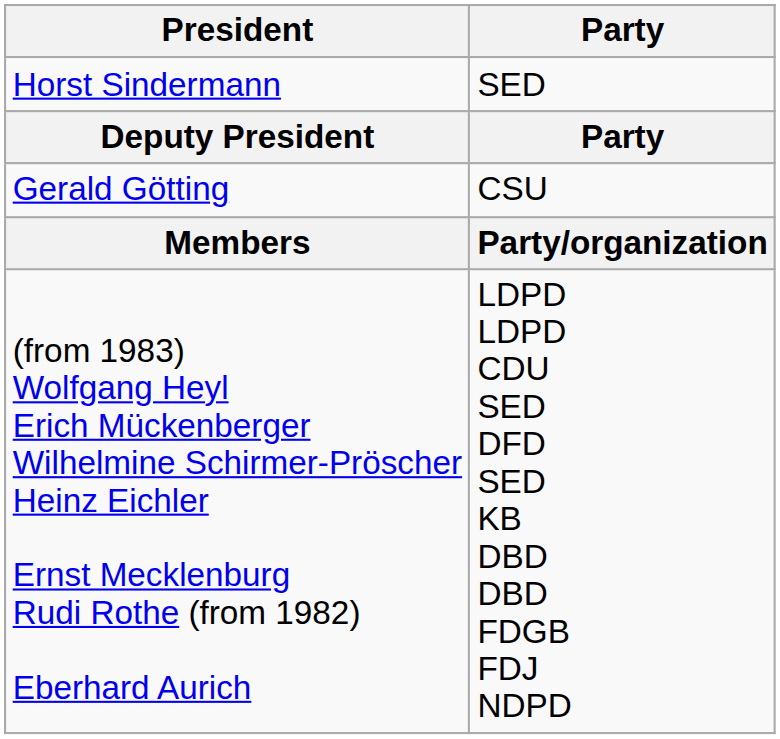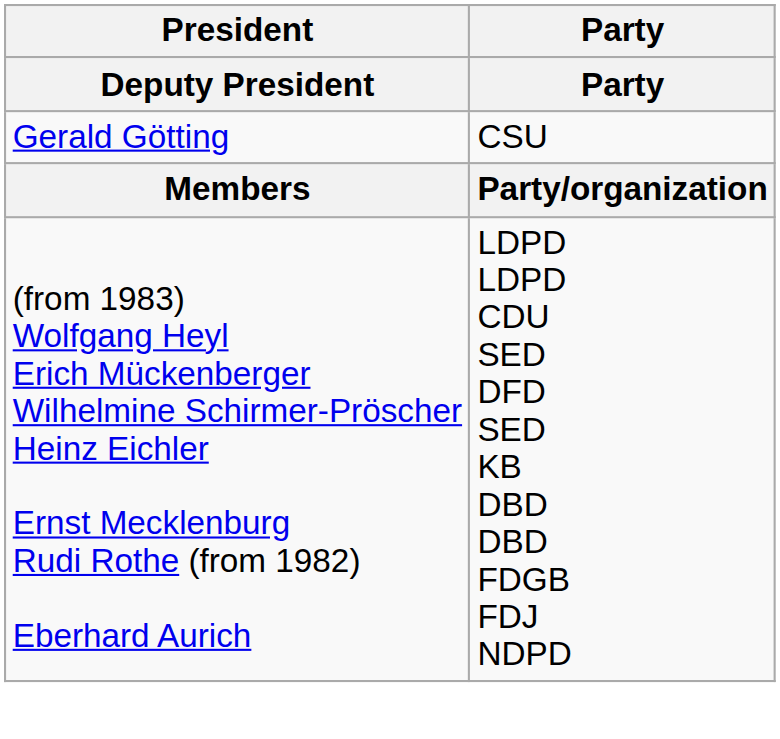- row: (147, 83)
